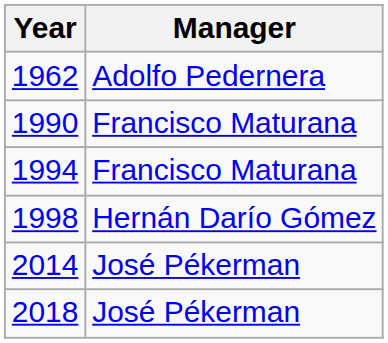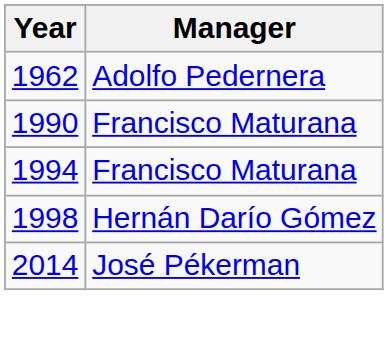- row: (45, 312)
